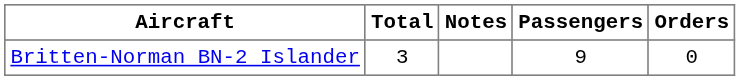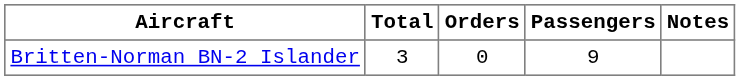columns swapped: (692, 22) <-> (476, 22)
